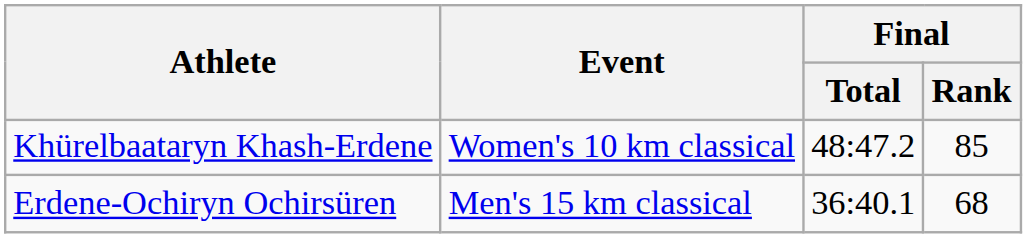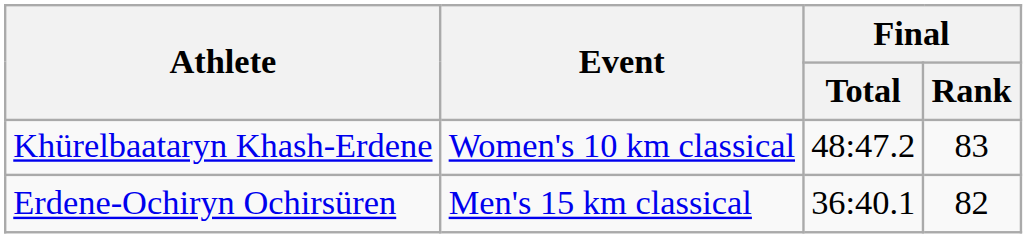(972, 146) 85 -> (972, 146) 83
(972, 203) 68 -> (972, 203) 82
